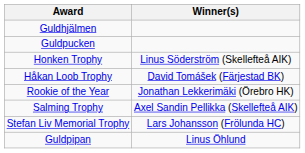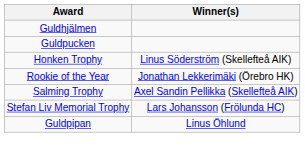- row: (68, 76)
